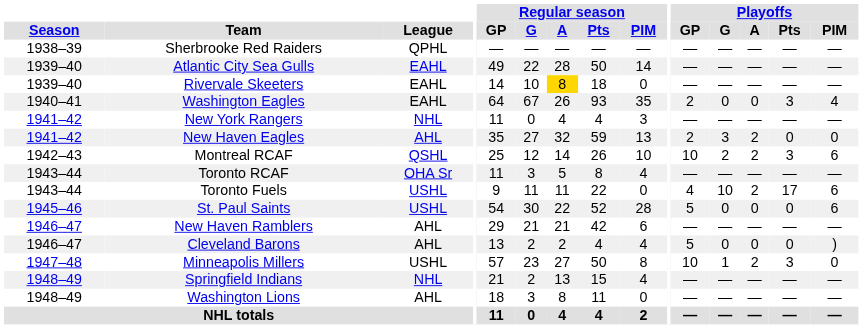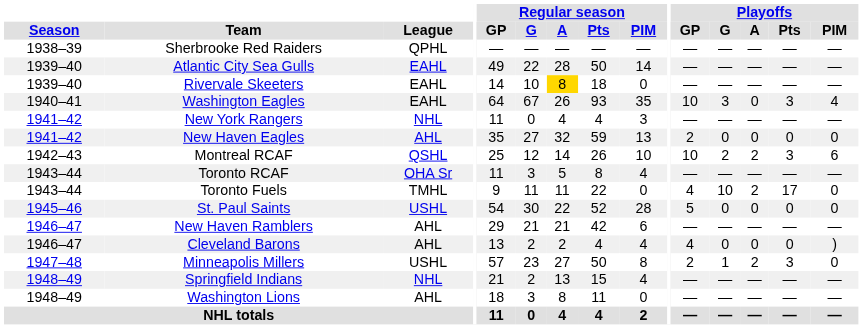(690, 101) 2 -> (690, 101) 10
(725, 101) 0 -> (725, 101) 3
(725, 137) 3 -> (725, 137) 0
(755, 137) 2 -> (755, 137) 0
(428, 190) USHL -> (428, 190) TMHL
(835, 190) 6 -> (835, 190) 0
(835, 208) 6 -> (835, 208) 0
(690, 244) 5 -> (690, 244) 4
(690, 262) 10 -> (690, 262) 2
